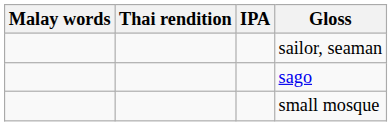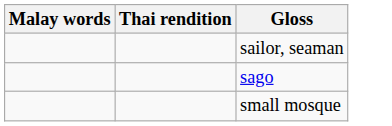- column: (255, 18)
